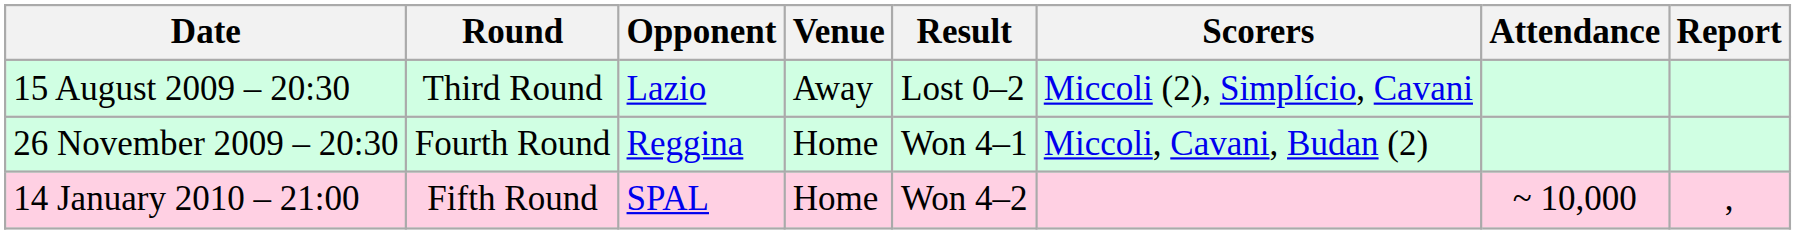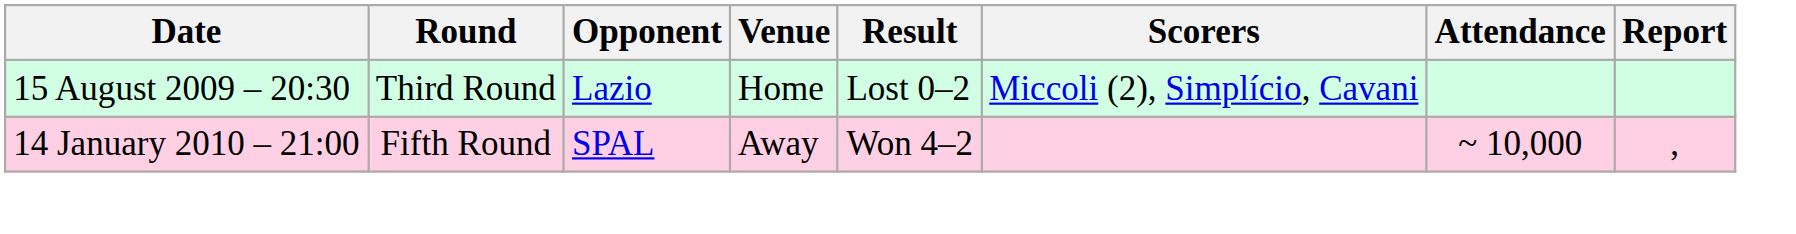(833, 87) Away -> (781, 87) Home
- row: (206, 143)
(835, 198) Home -> (778, 143) Away
